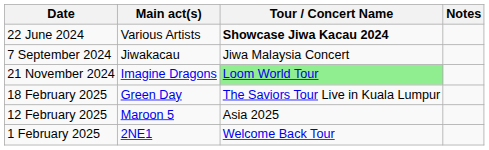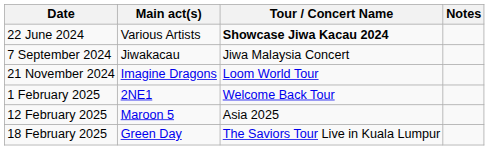(271, 74) lightgreen background -> (271, 74) no background
rows swapped: (54, 134) <-> (57, 94)
